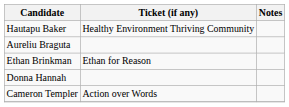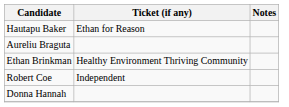(168, 29) Healthy Environment Thriving Community -> (110, 29) Ethan for Reason
(117, 61) Ethan for Reason -> (162, 61) Healthy Environment Thriving Community
+ row: (29, 77)
- row: (42, 94)
